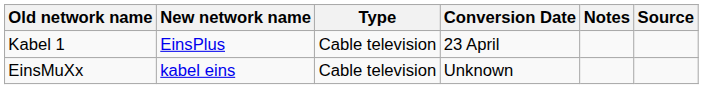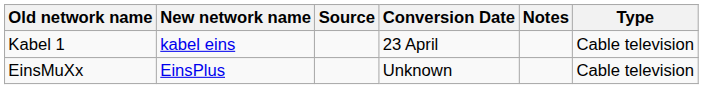columns swapped: (377, 17) <-> (666, 17)
(193, 44) EinsPlus -> (198, 44) kabel eins
(198, 70) kabel eins -> (193, 70) EinsPlus
